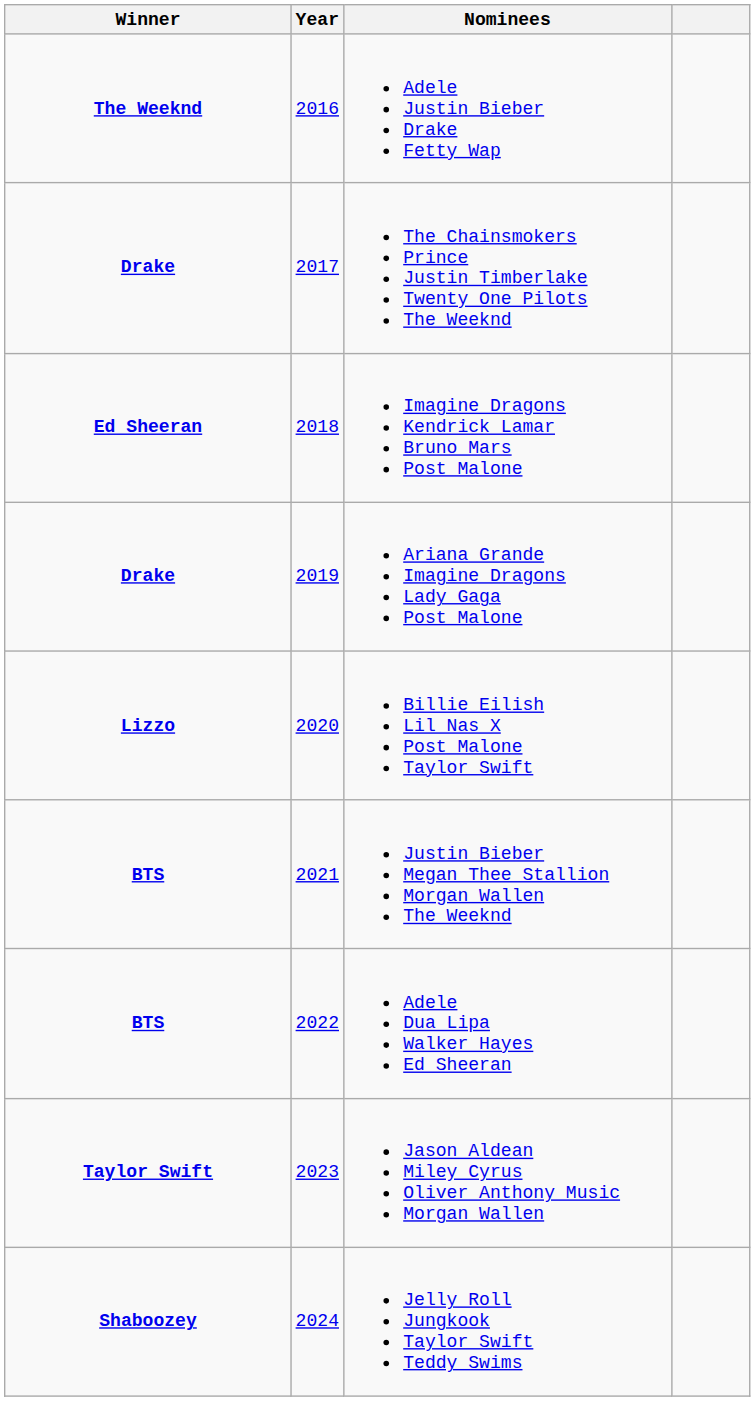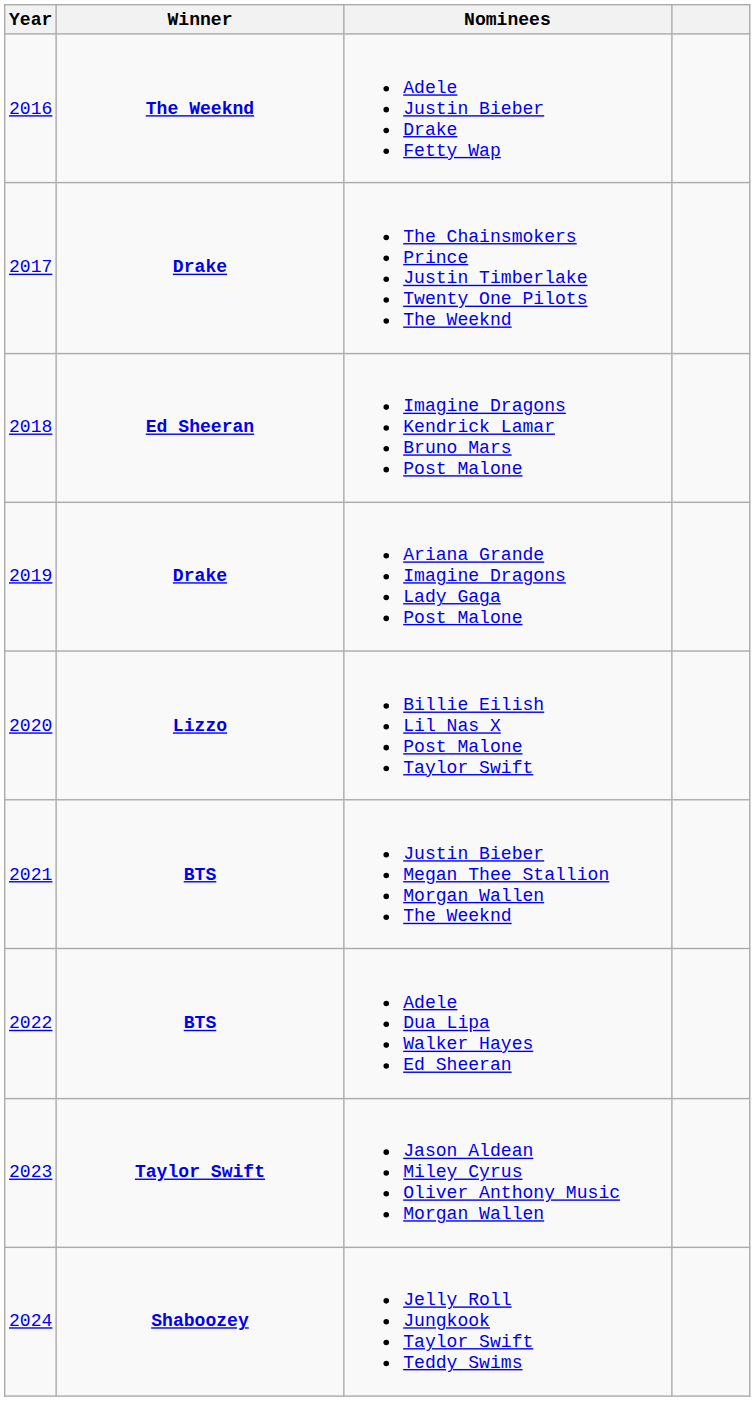columns swapped: (317, 19) <-> (148, 19)
